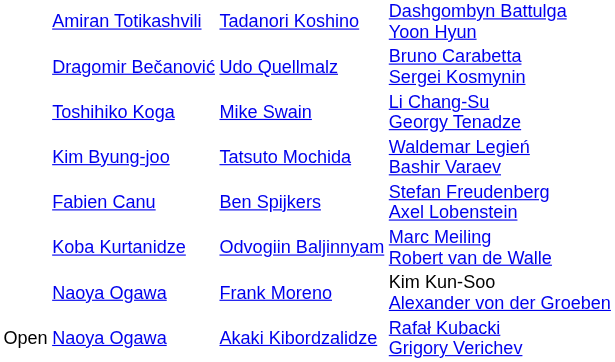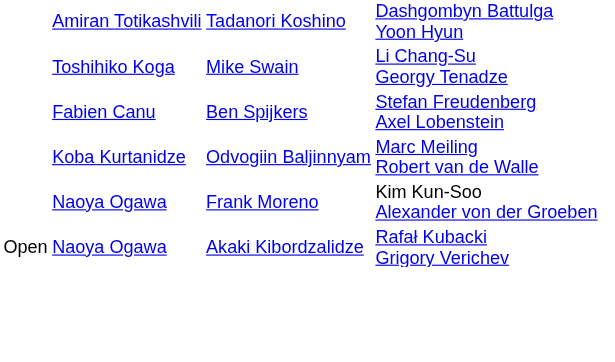- row: (279, 66)
- row: (285, 157)
